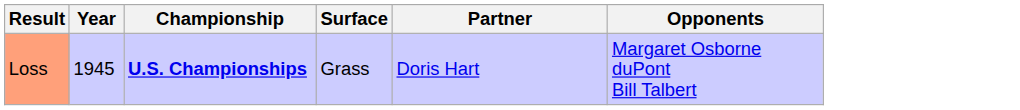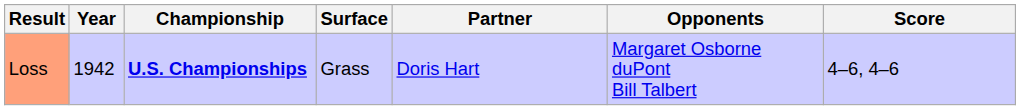+ column: (919, 19)
(94, 68) 1945 -> (94, 68) 1942
